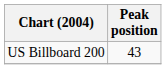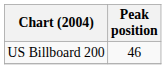(134, 52) 43 -> (134, 52) 46
